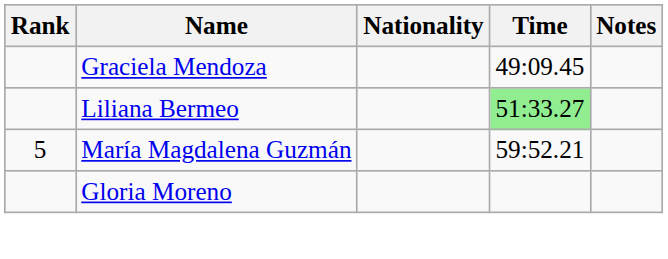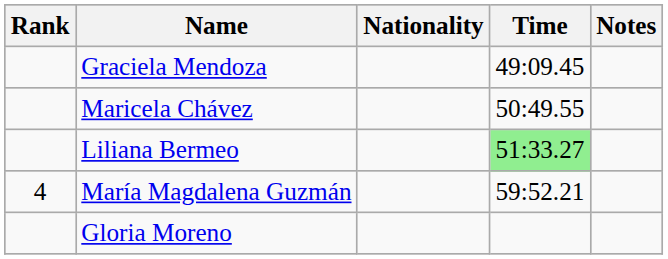+ row: (167, 108)
(40, 150) 5 -> (40, 191) 4
